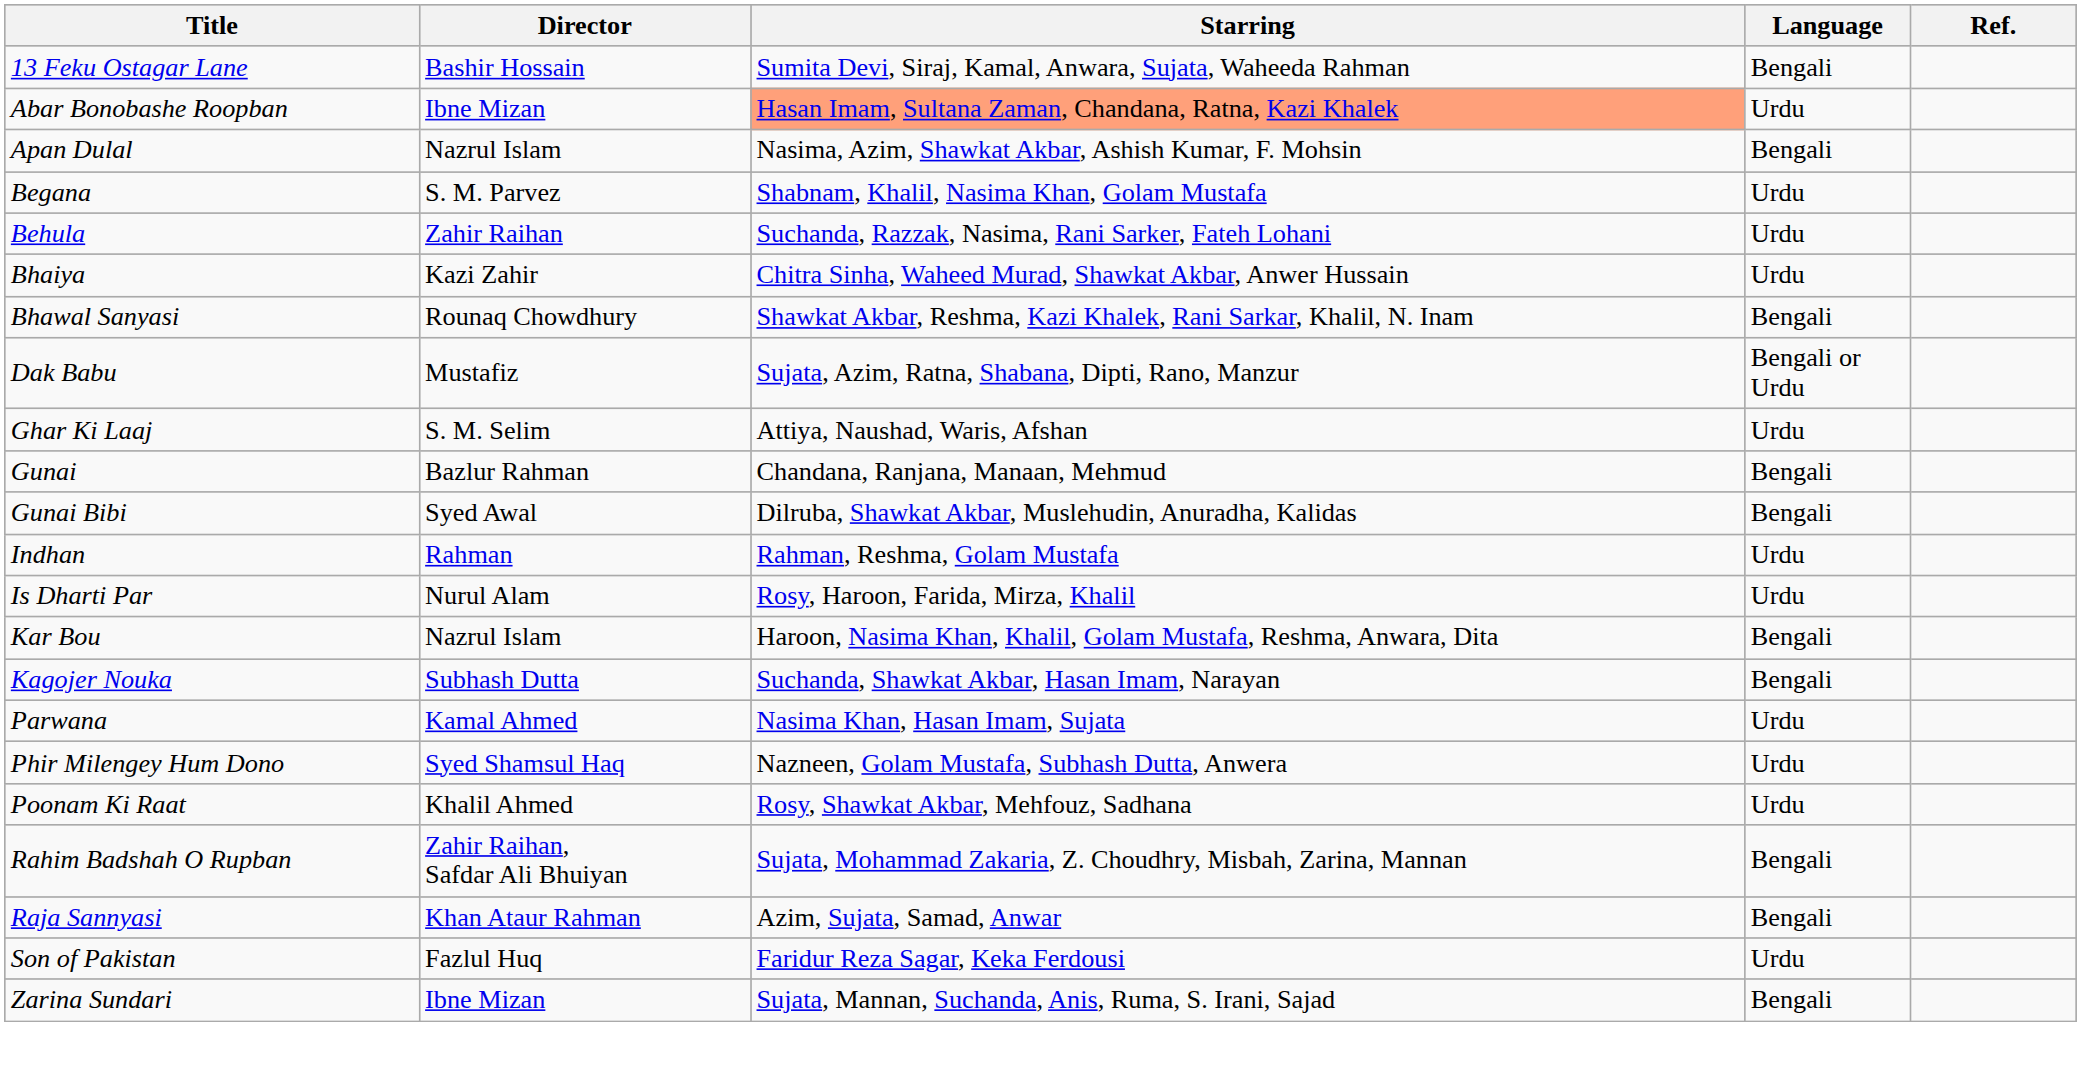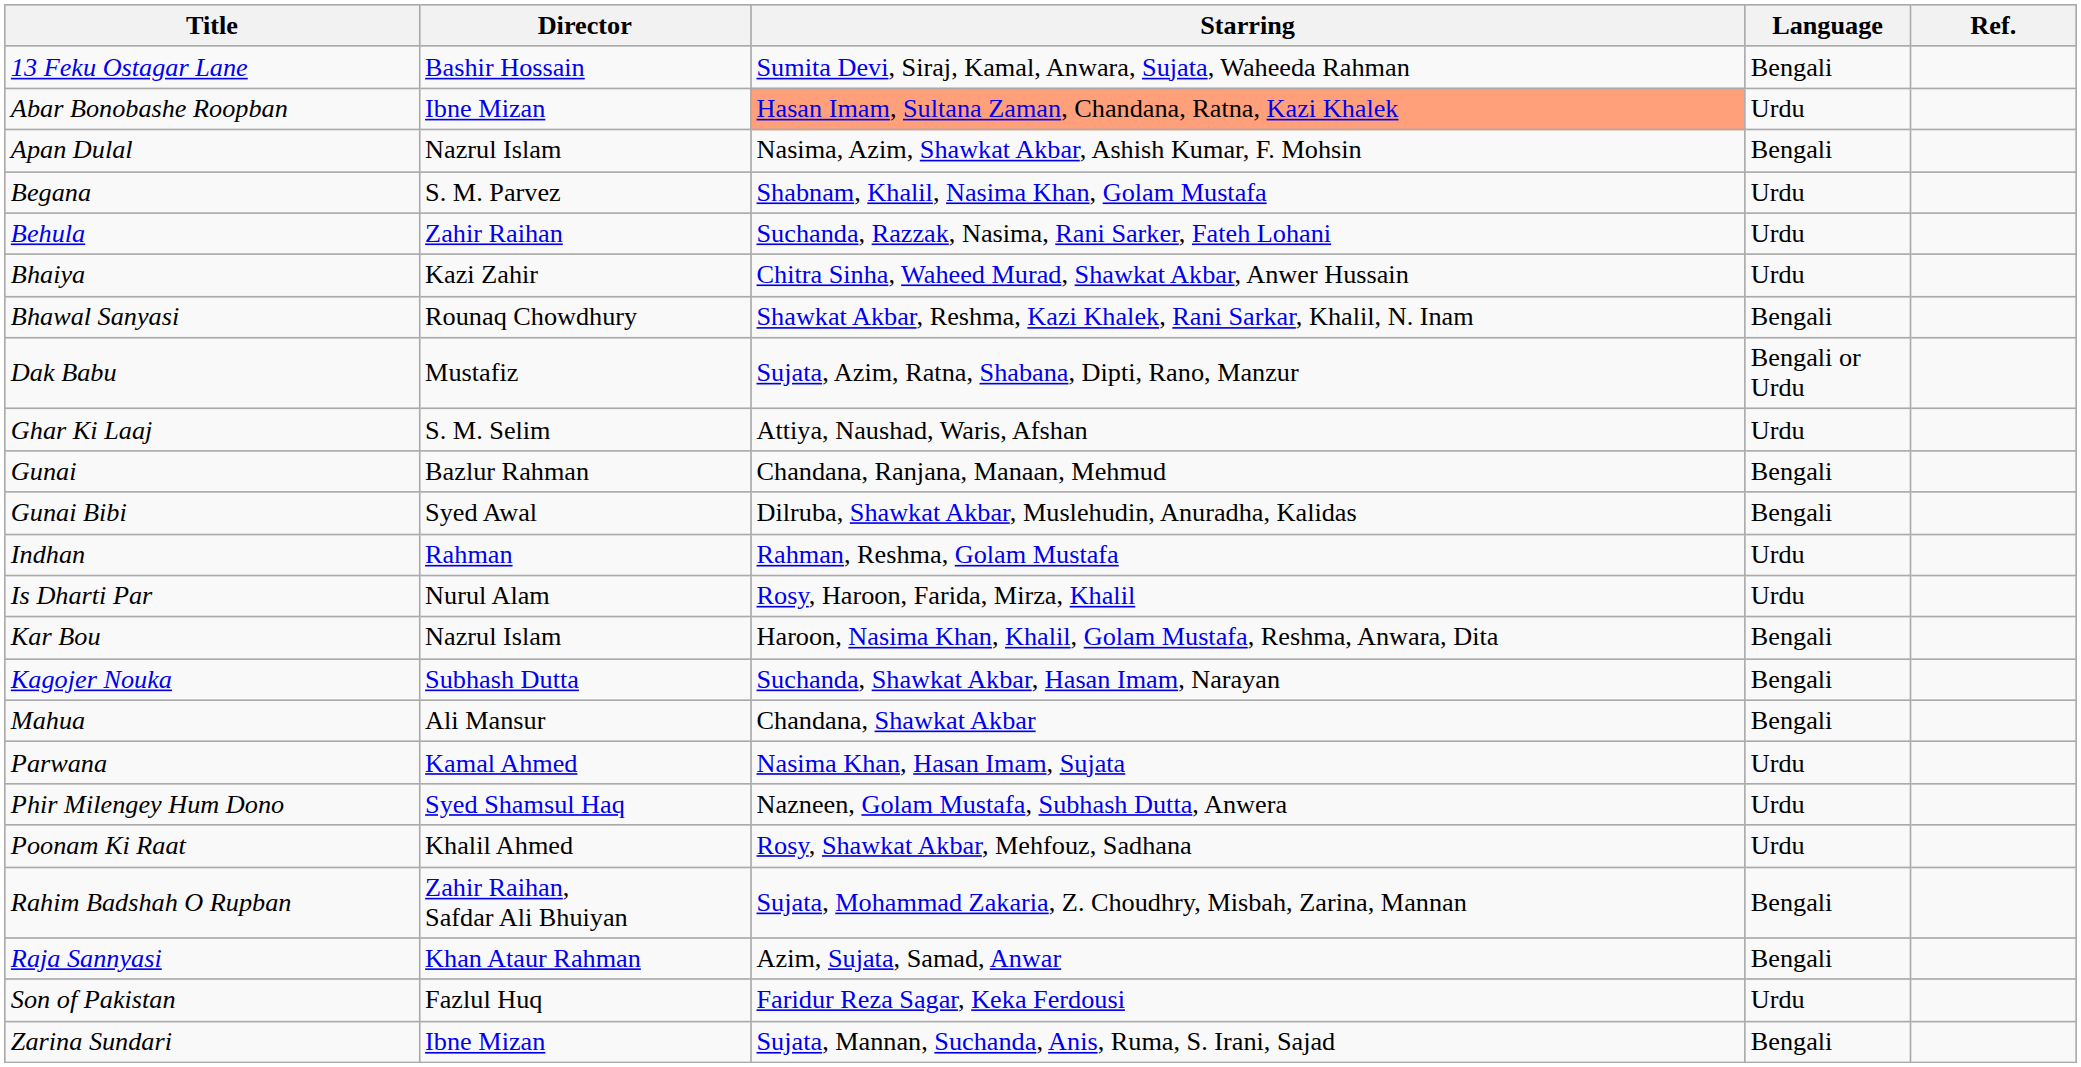+ row: (48, 720)
